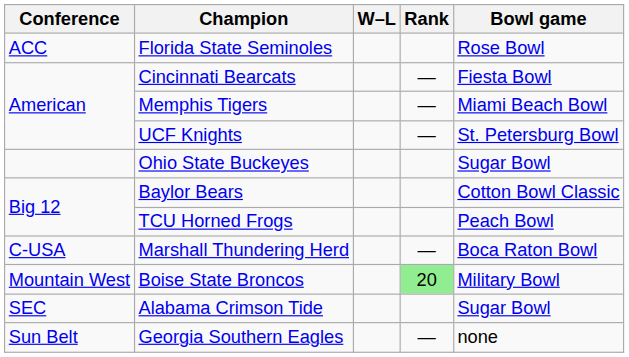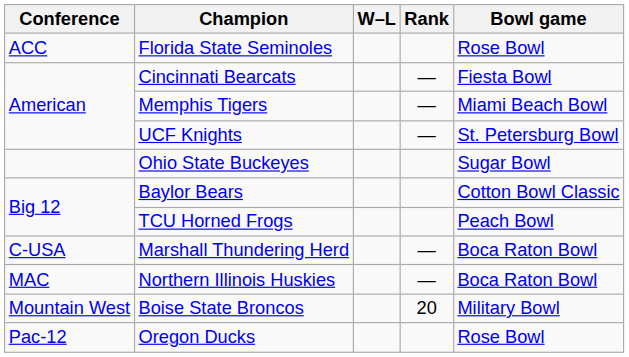+ row: (237, 279)
(427, 279) lightgreen background -> (427, 308) no background
+ row: (197, 337)
- row: (231, 308)
- row: (241, 337)
